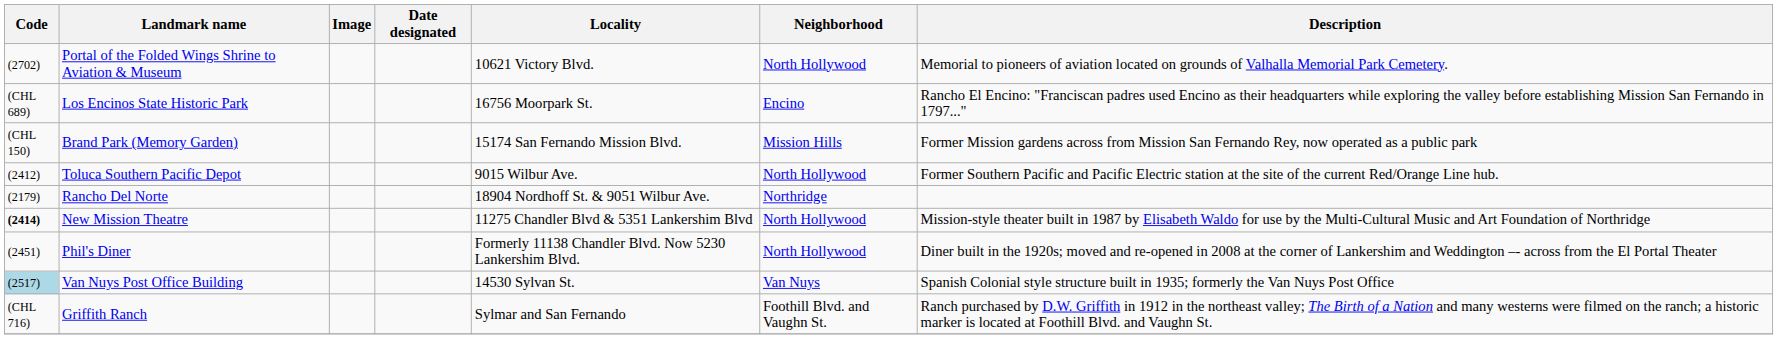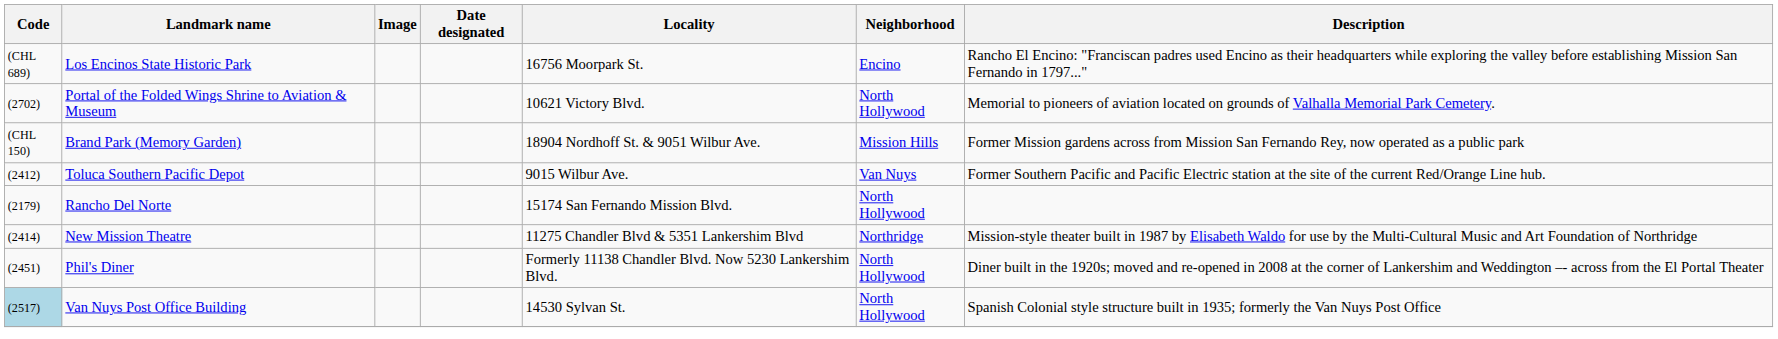rows swapped: (155, 103) <-> (169, 63)
(578, 142) 15174 San Fernando Mission Blvd. -> (643, 142) 18904 Nordhoff St. & 9051 Wilbur Ave.
(815, 173) North Hollywood -> (888, 173) Van Nuys
(592, 197) 18904 Nordhoff St. & 9051 Wilbur Ave. -> (629, 205) 15174 San Fernando Mission Blvd.
(795, 197) Northridge -> (892, 205) North Hollywood
(24, 220) bold -> (24, 237) normal
(815, 220) North Hollywood -> (891, 236) Northridge
(791, 282) Van Nuys -> (892, 307) North Hollywood
- row: (105, 313)
